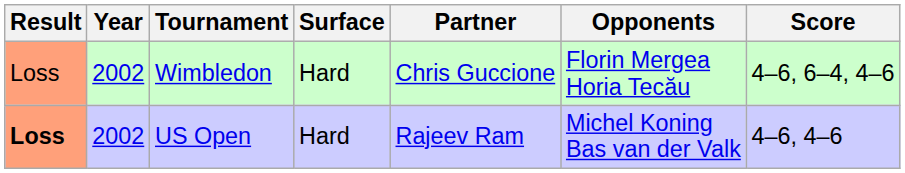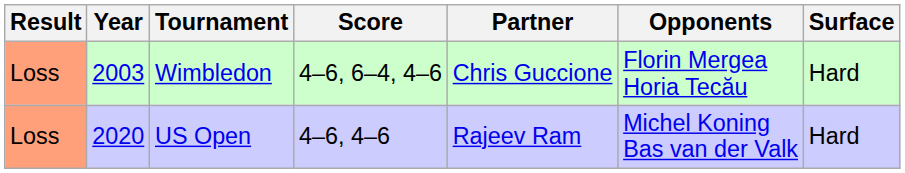columns swapped: (342, 23) <-> (823, 23)
(118, 73) 2002 -> (118, 73) 2003
(37, 136) bold -> (35, 136) normal
(118, 136) 2002 -> (118, 136) 2020
